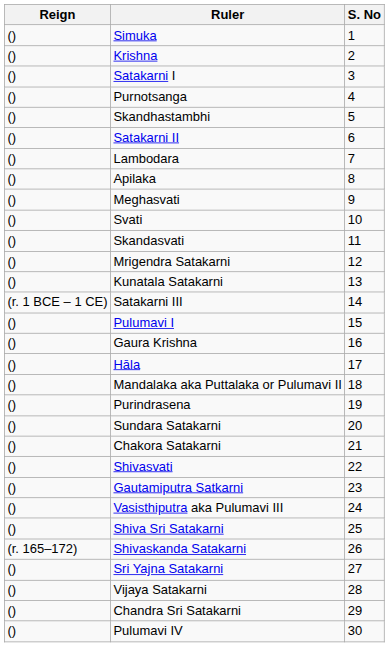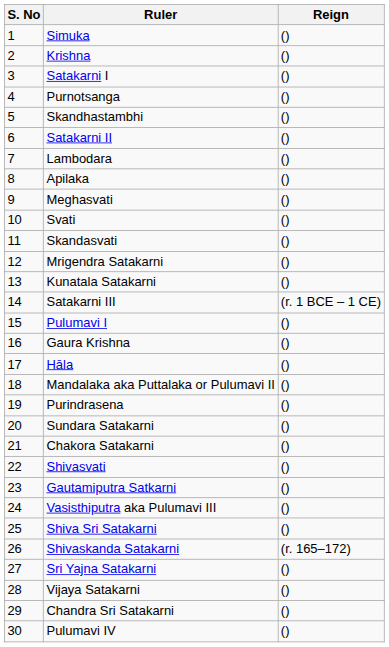columns swapped: (364, 14) <-> (57, 14)
